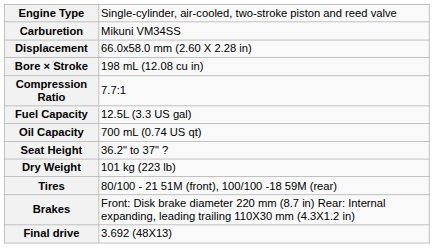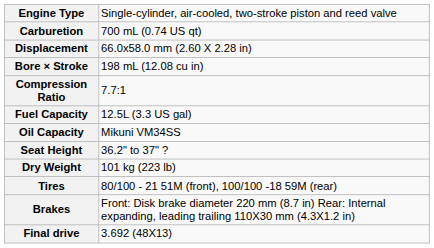(141, 31) Mikuni VM34SS -> (151, 31) 700 mL (0.74 US qt)
(151, 132) 700 mL (0.74 US qt) -> (141, 132) Mikuni VM34SS
